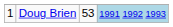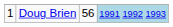(88, 13) 53 -> (88, 13) 56
